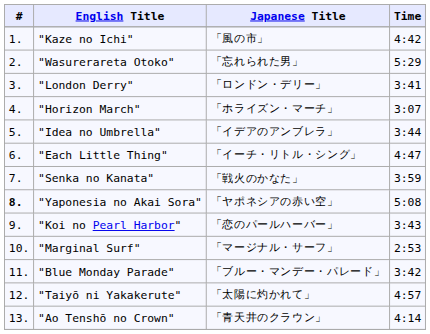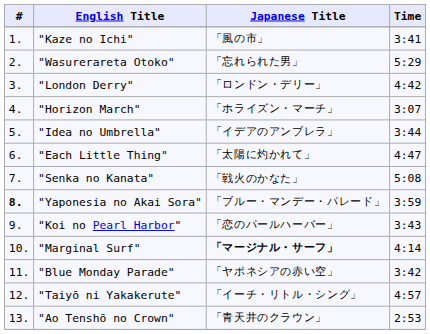(408, 38) 4:42 -> (408, 38) 3:41
(408, 85) 3:41 -> (408, 85) 4:42
(286, 154) 「イーチ・リトル・シング」 -> (263, 154) 「太陽に灼かれて」
(408, 178) 3:59 -> (408, 178) 5:08
(275, 201) 「ヤポネシアの赤い空」 -> (298, 201) 「ブルー・マンデー・パレード」
(408, 201) 5:08 -> (408, 201) 3:59
(275, 247) normal -> (275, 247) bold
(408, 248) 2:53 -> (408, 248) 4:14
(298, 270) 「ブルー・マンデー・パレード」 -> (275, 270) 「ヤポネシアの赤い空」
(263, 294) 「太陽に灼かれて」 -> (286, 294) 「イーチ・リトル・シング」
(408, 317) 4:14 -> (408, 317) 2:53
